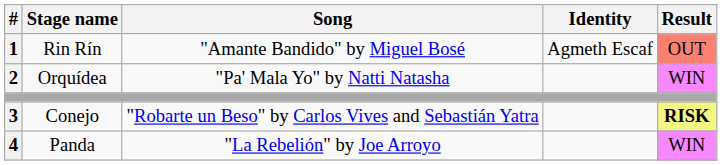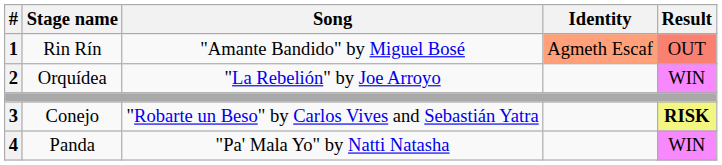(600, 48) no background -> (600, 48) lightsalmon background
(333, 78) "Pa' Mala Yo" by Natti Natasha -> (333, 78) "La Rebelión" by Joe Arroyo
(333, 145) "La Rebelión" by Joe Arroyo -> (333, 145) "Pa' Mala Yo" by Natti Natasha
